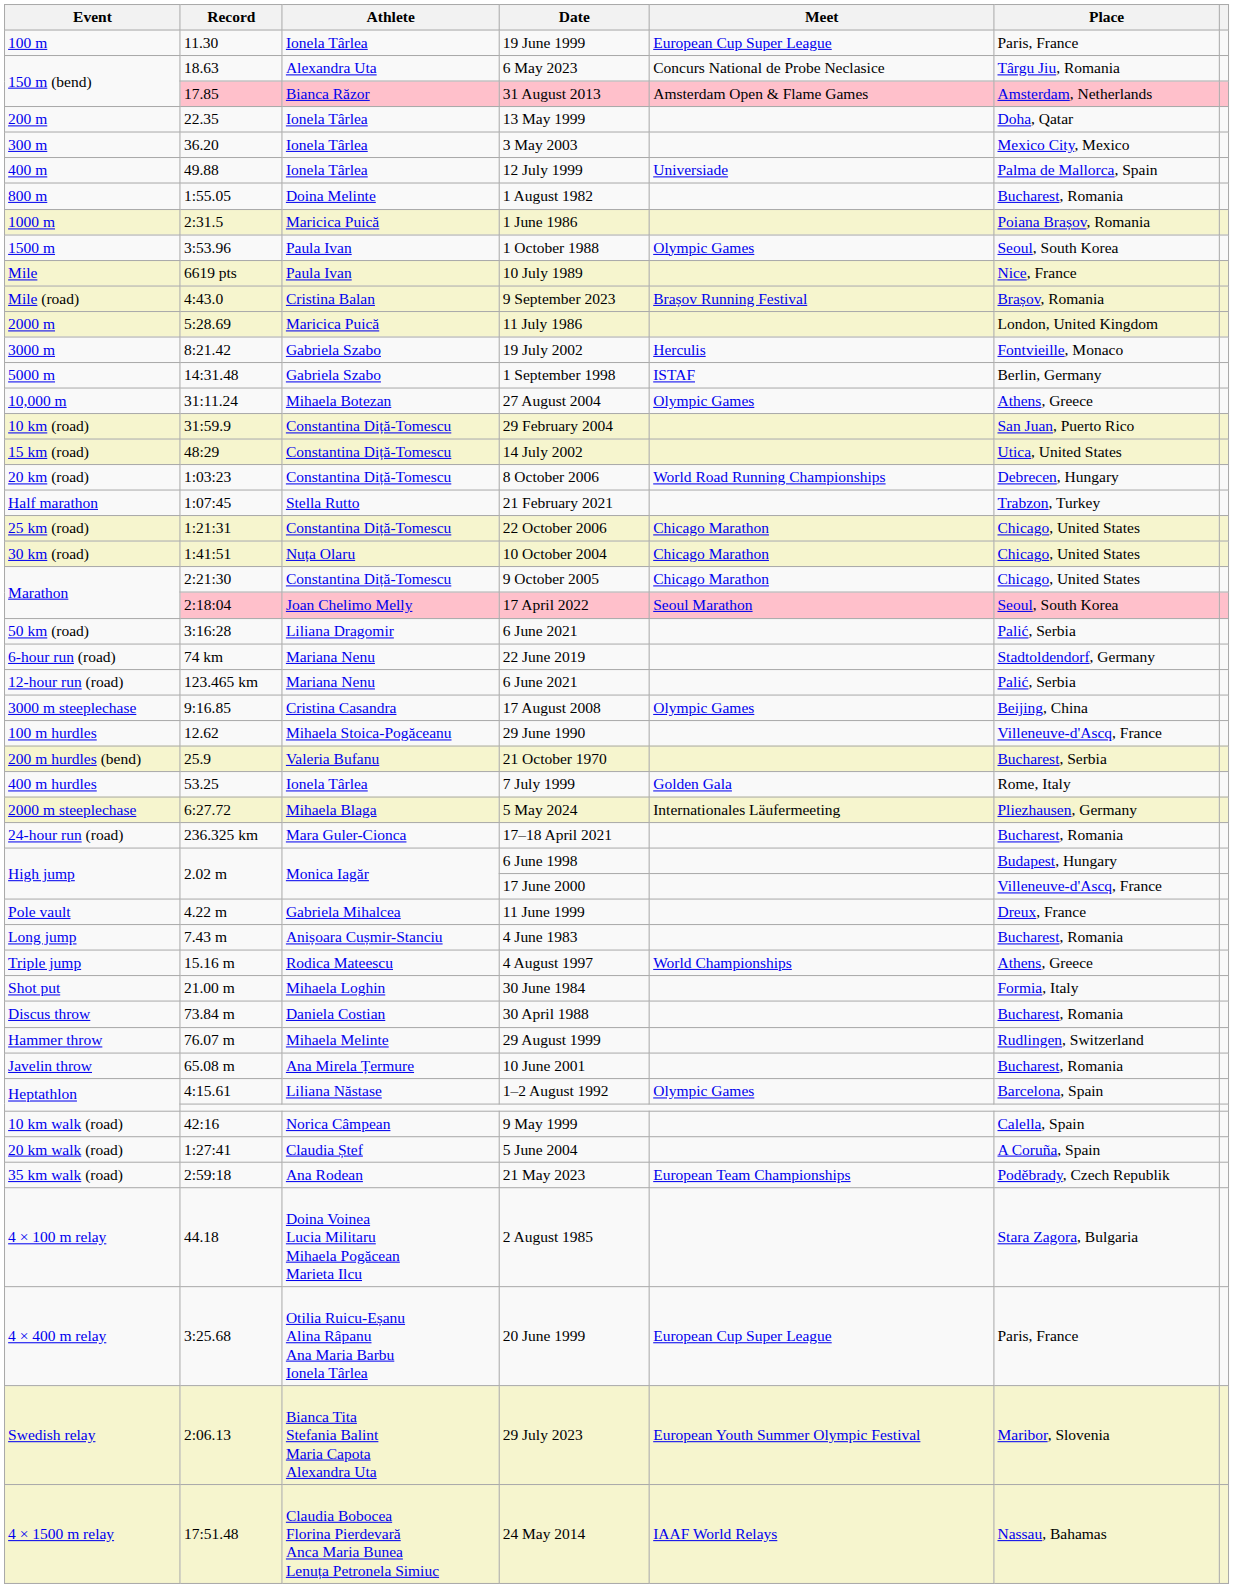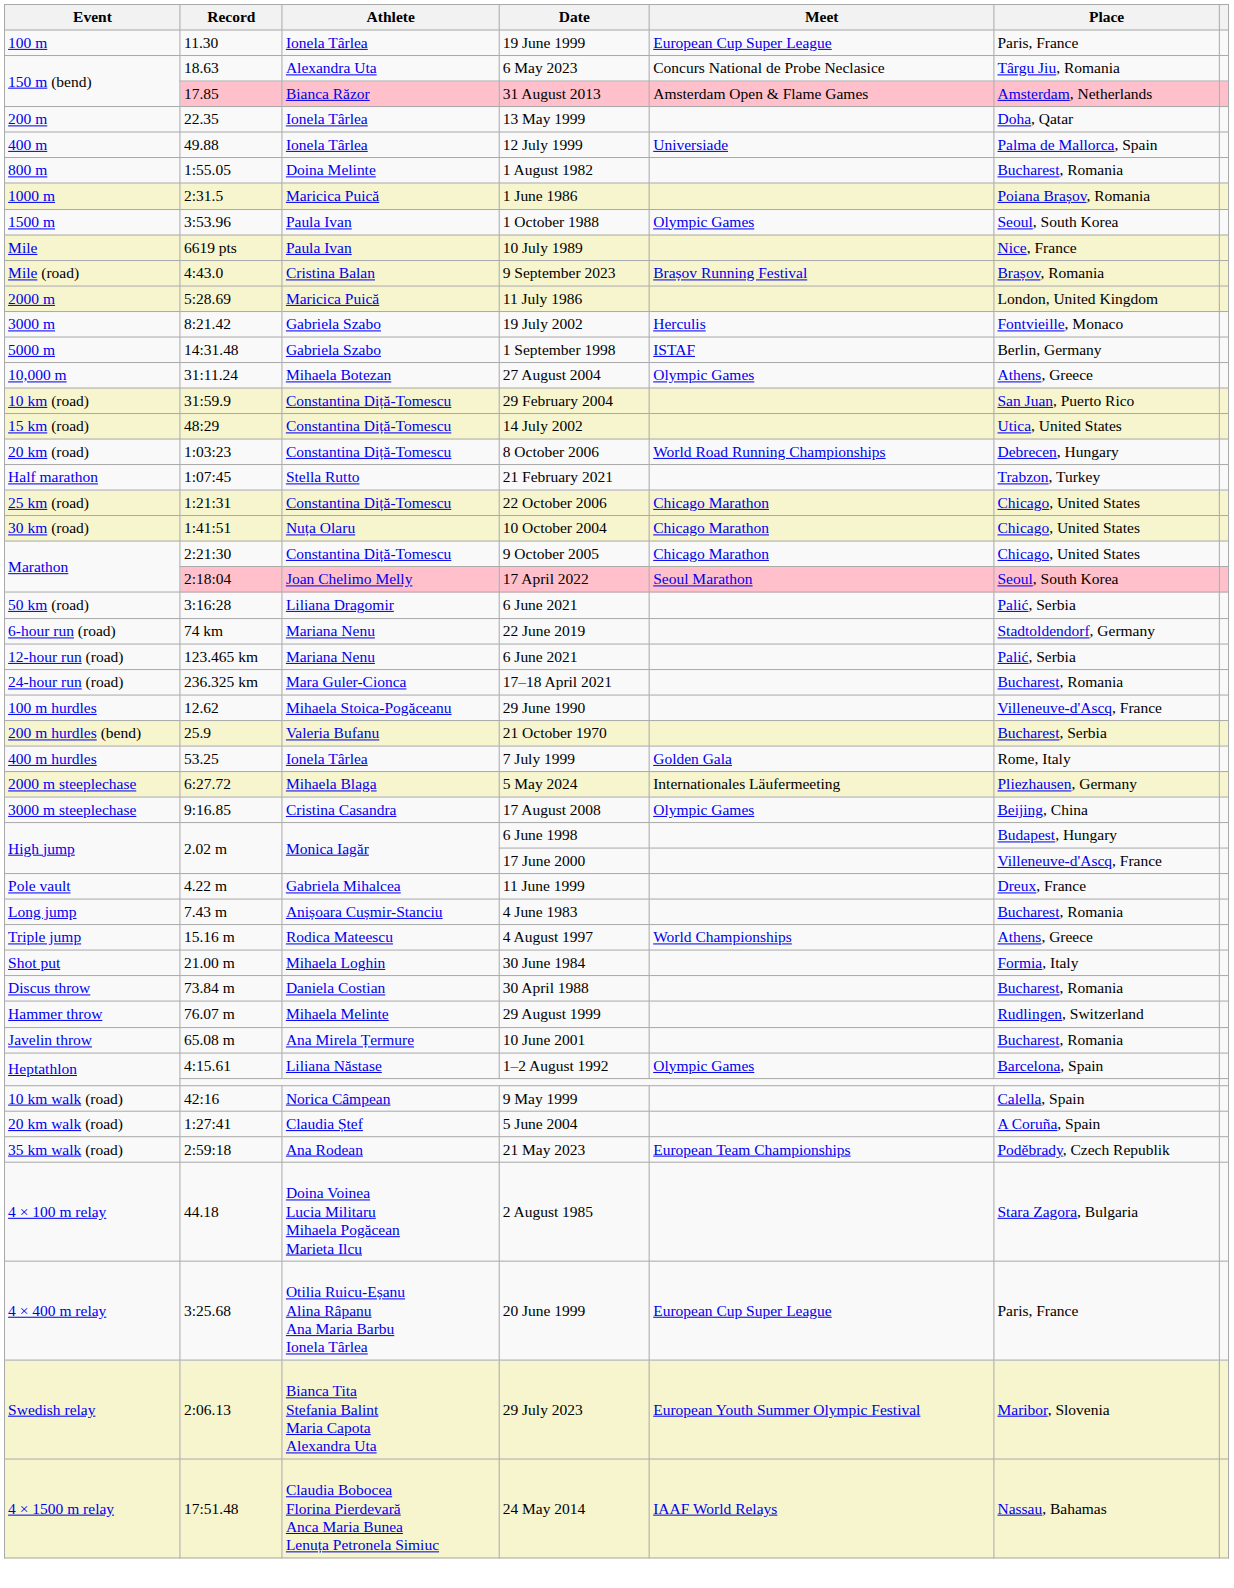- row: (28, 145)
rows swapped: (66, 835) <-> (72, 707)
